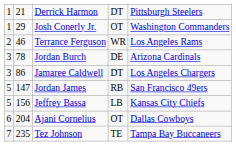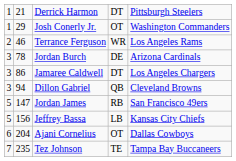+ row: (62, 88)
